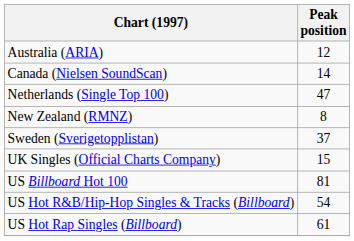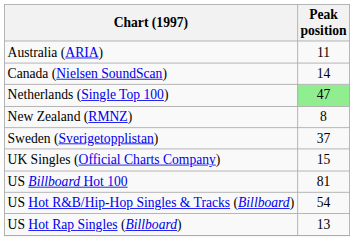(324, 52) 12 -> (324, 52) 11
(324, 95) no background -> (324, 95) lightgreen background
(324, 224) 61 -> (324, 224) 13
